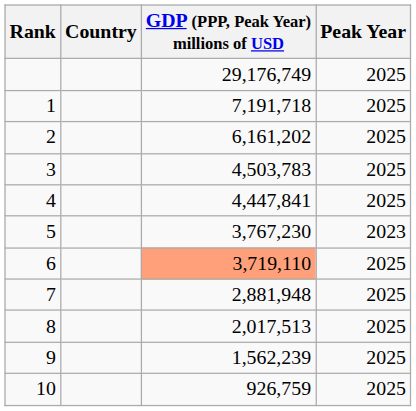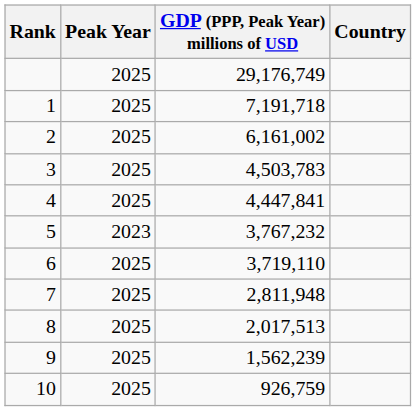columns swapped: (101, 31) <-> (363, 31)
(271, 137) 6,161,202 -> (286, 137) 6,161,002
(271, 231) 3,767,230 -> (286, 231) 3,767,232
(272, 263) lightsalmon background -> (286, 263) no background
(271, 294) 2,881,948 -> (286, 294) 2,811,948
